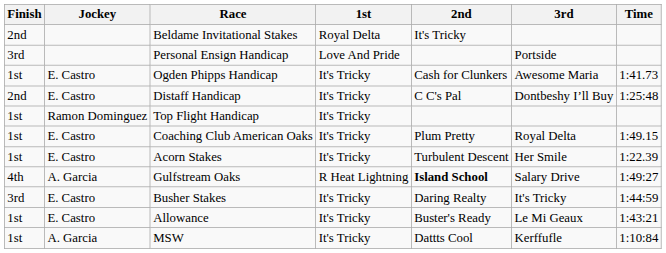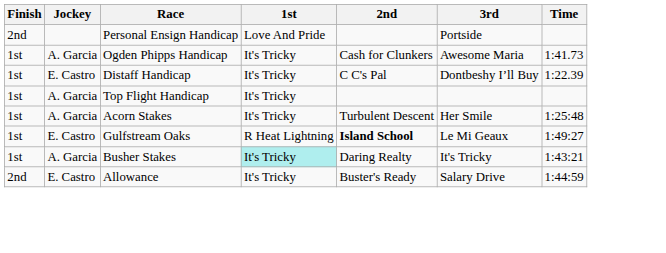- row: (225, 34)
(16, 55) 3rd -> (17, 34) 2nd
(71, 75) E. Castro -> (72, 55) A. Garcia
(17, 95) 2nd -> (15, 75) 1st
(639, 95) 1:25:48 -> (564, 75) 1:22.39
(97, 116) Ramon Dominguez -> (72, 95) A. Garcia
- row: (233, 136)
(71, 156) E. Castro -> (72, 116) A. Garcia
(639, 156) 1:22.39 -> (564, 116) 1:25:48
(16, 177) 4th -> (15, 136) 1st
(72, 177) A. Garcia -> (71, 136) E. Castro
(547, 177) Salary Drive -> (474, 136) Le Mi Geaux
(16, 197) 3rd -> (15, 156) 1st
(71, 197) E. Castro -> (72, 156) A. Garcia
(345, 197) no background -> (270, 156) paleturquoise background
(639, 197) 1:44:59 -> (564, 156) 1:43:21
(15, 217) 1st -> (17, 177) 2nd
(549, 217) Le Mi Geaux -> (472, 177) Salary Drive
(639, 217) 1:43:21 -> (564, 177) 1:44:59
- row: (168, 237)
